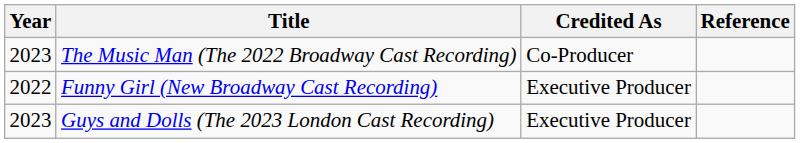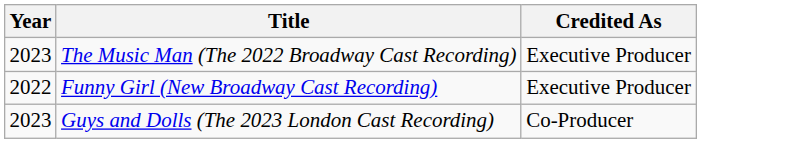- column: (745, 21)
(580, 54) Co-Producer -> (609, 54) Executive Producer
(609, 120) Executive Producer -> (580, 120) Co-Producer
